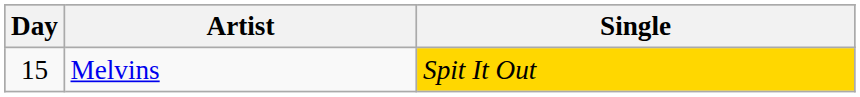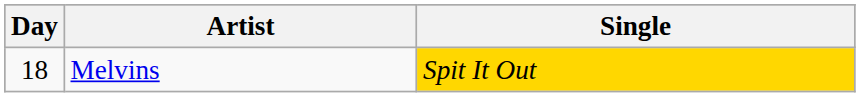(35, 69) 15 -> (35, 69) 18
